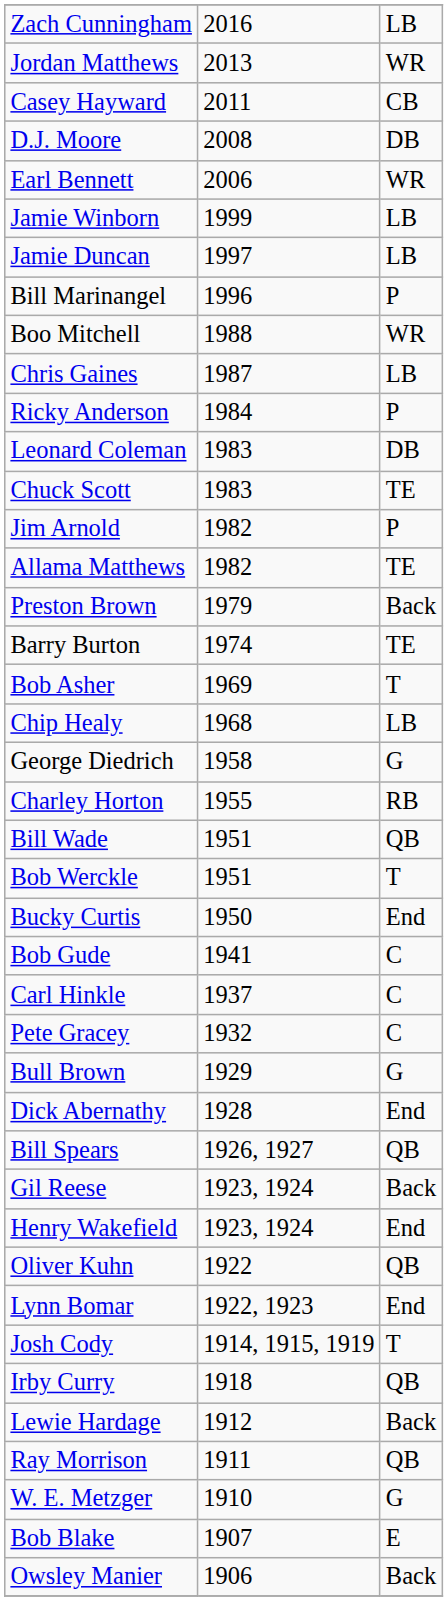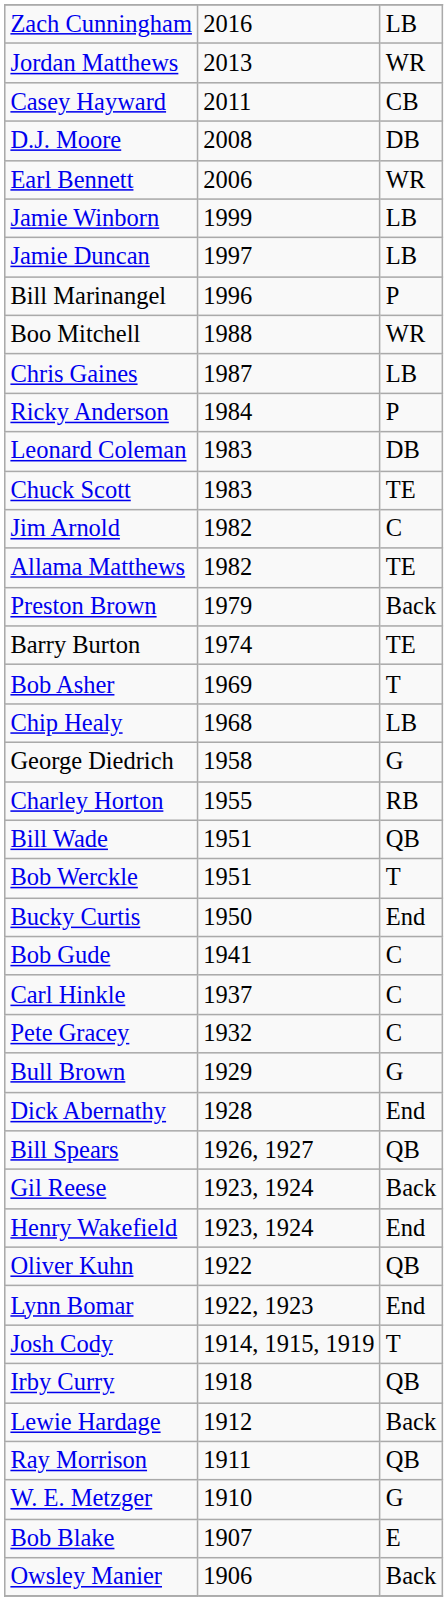(393, 528) P -> (394, 528) C
